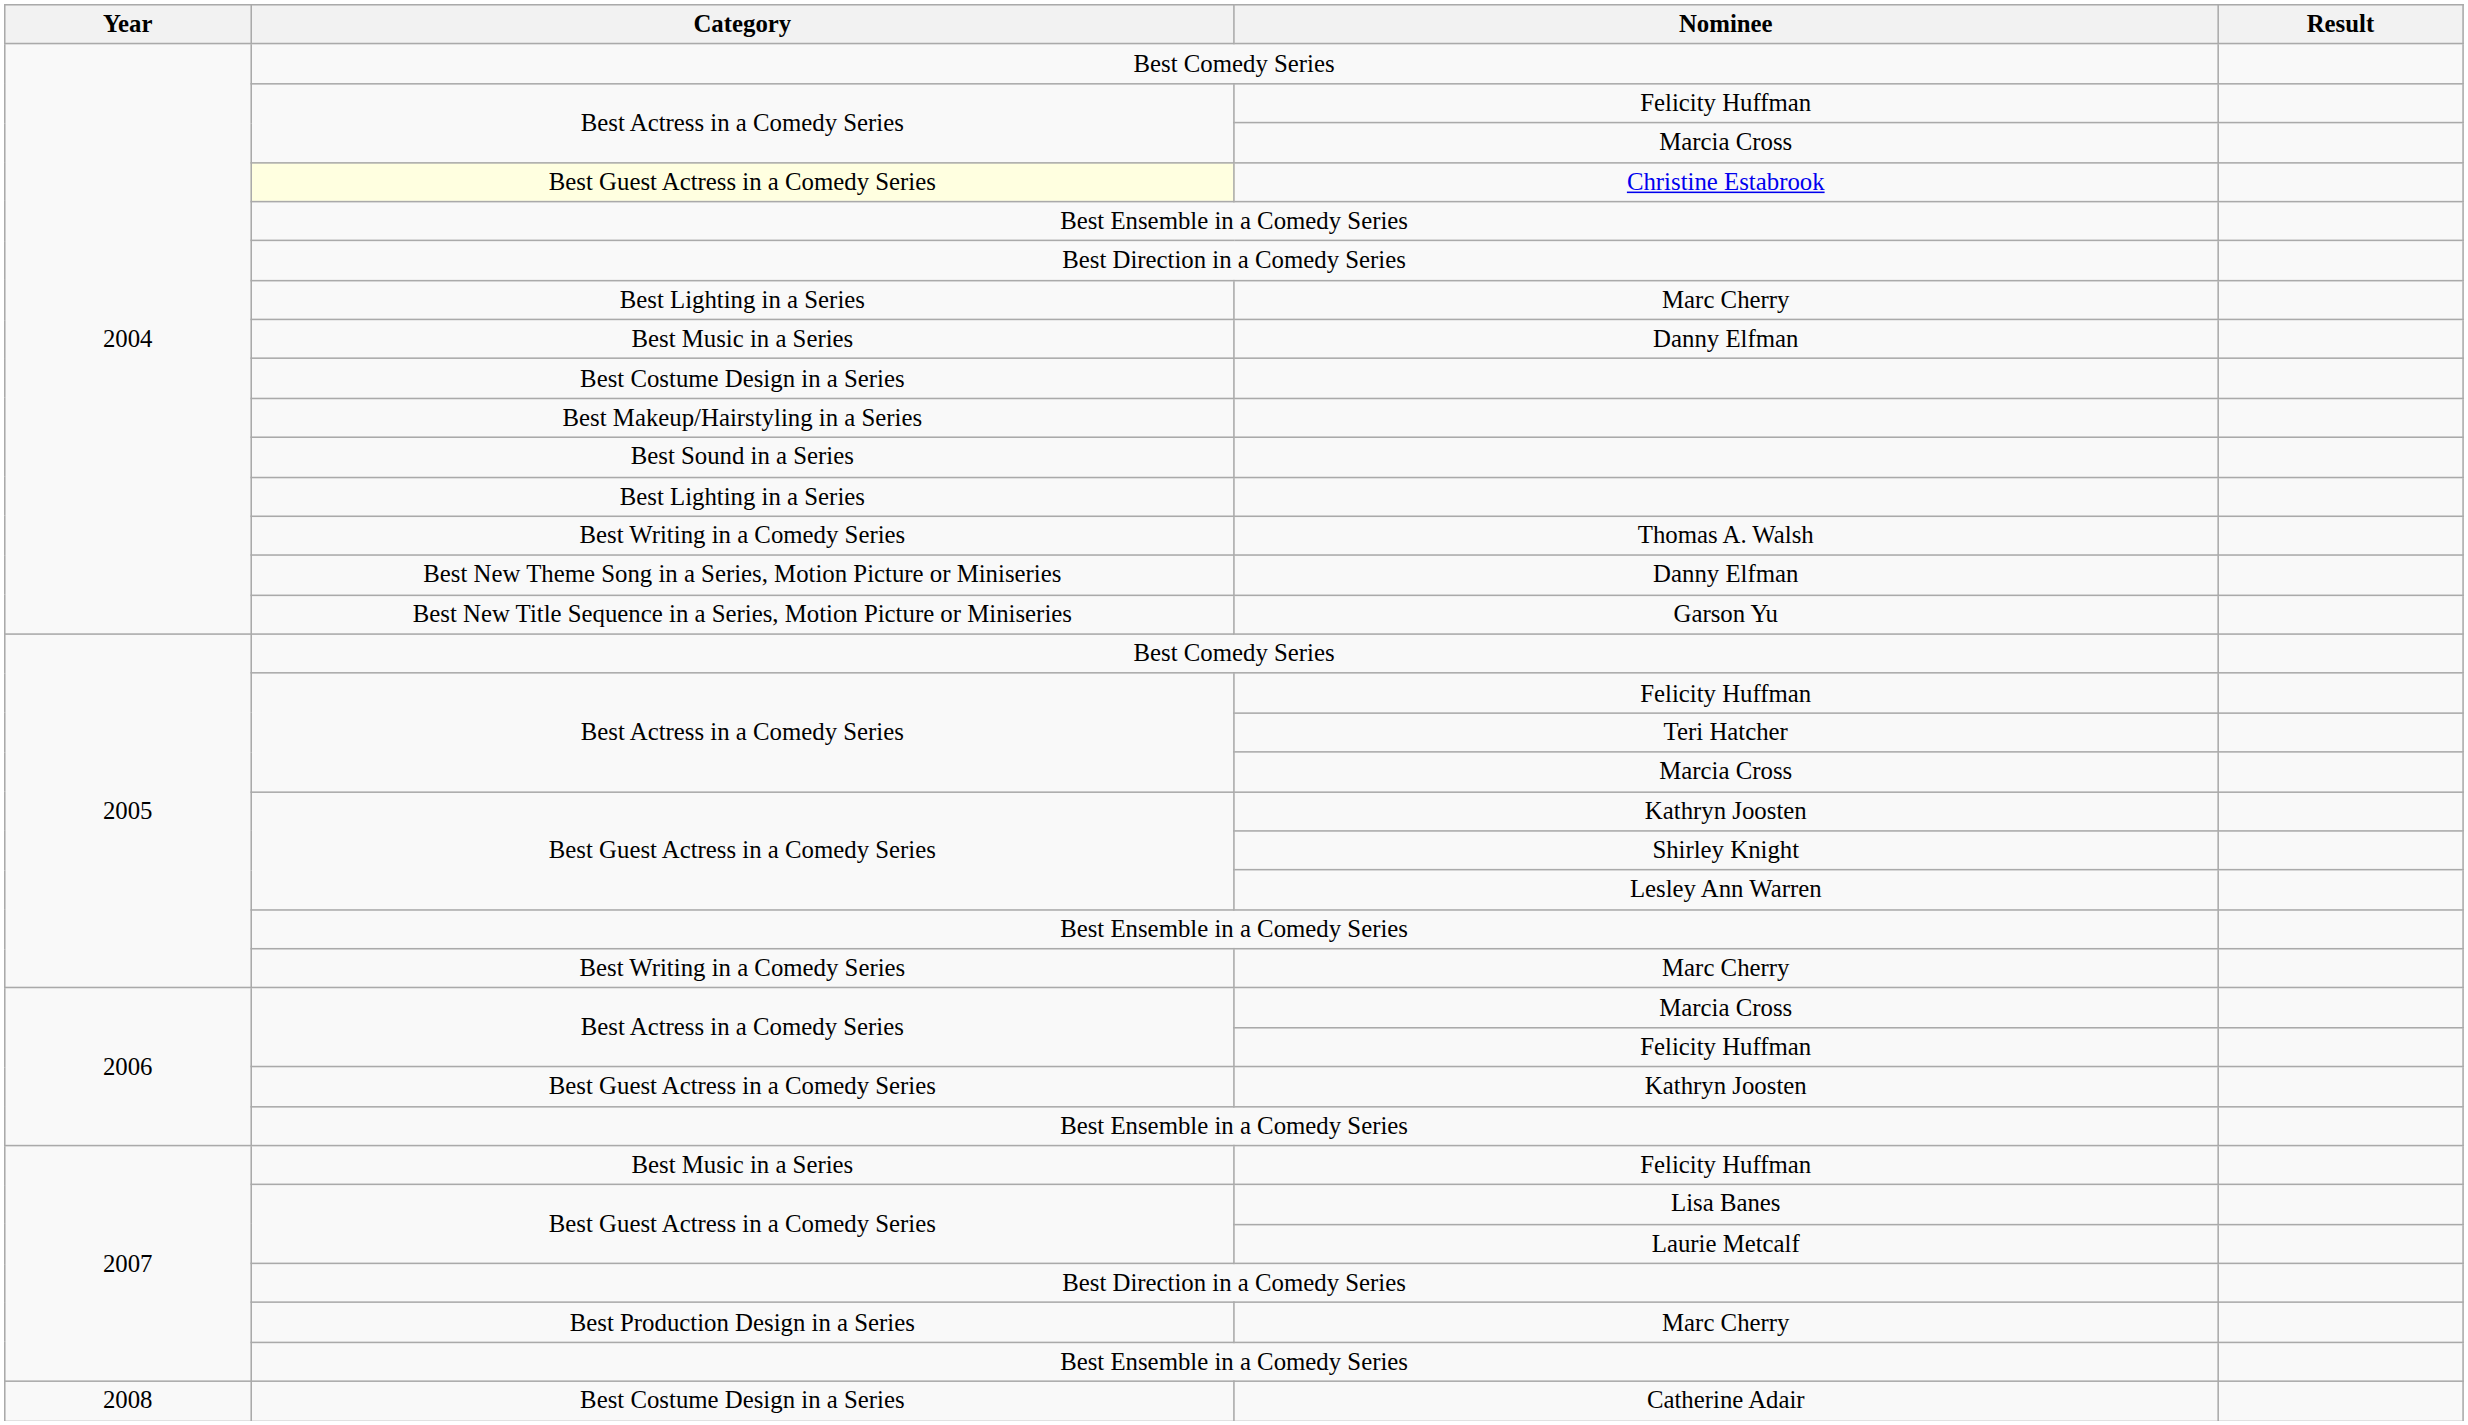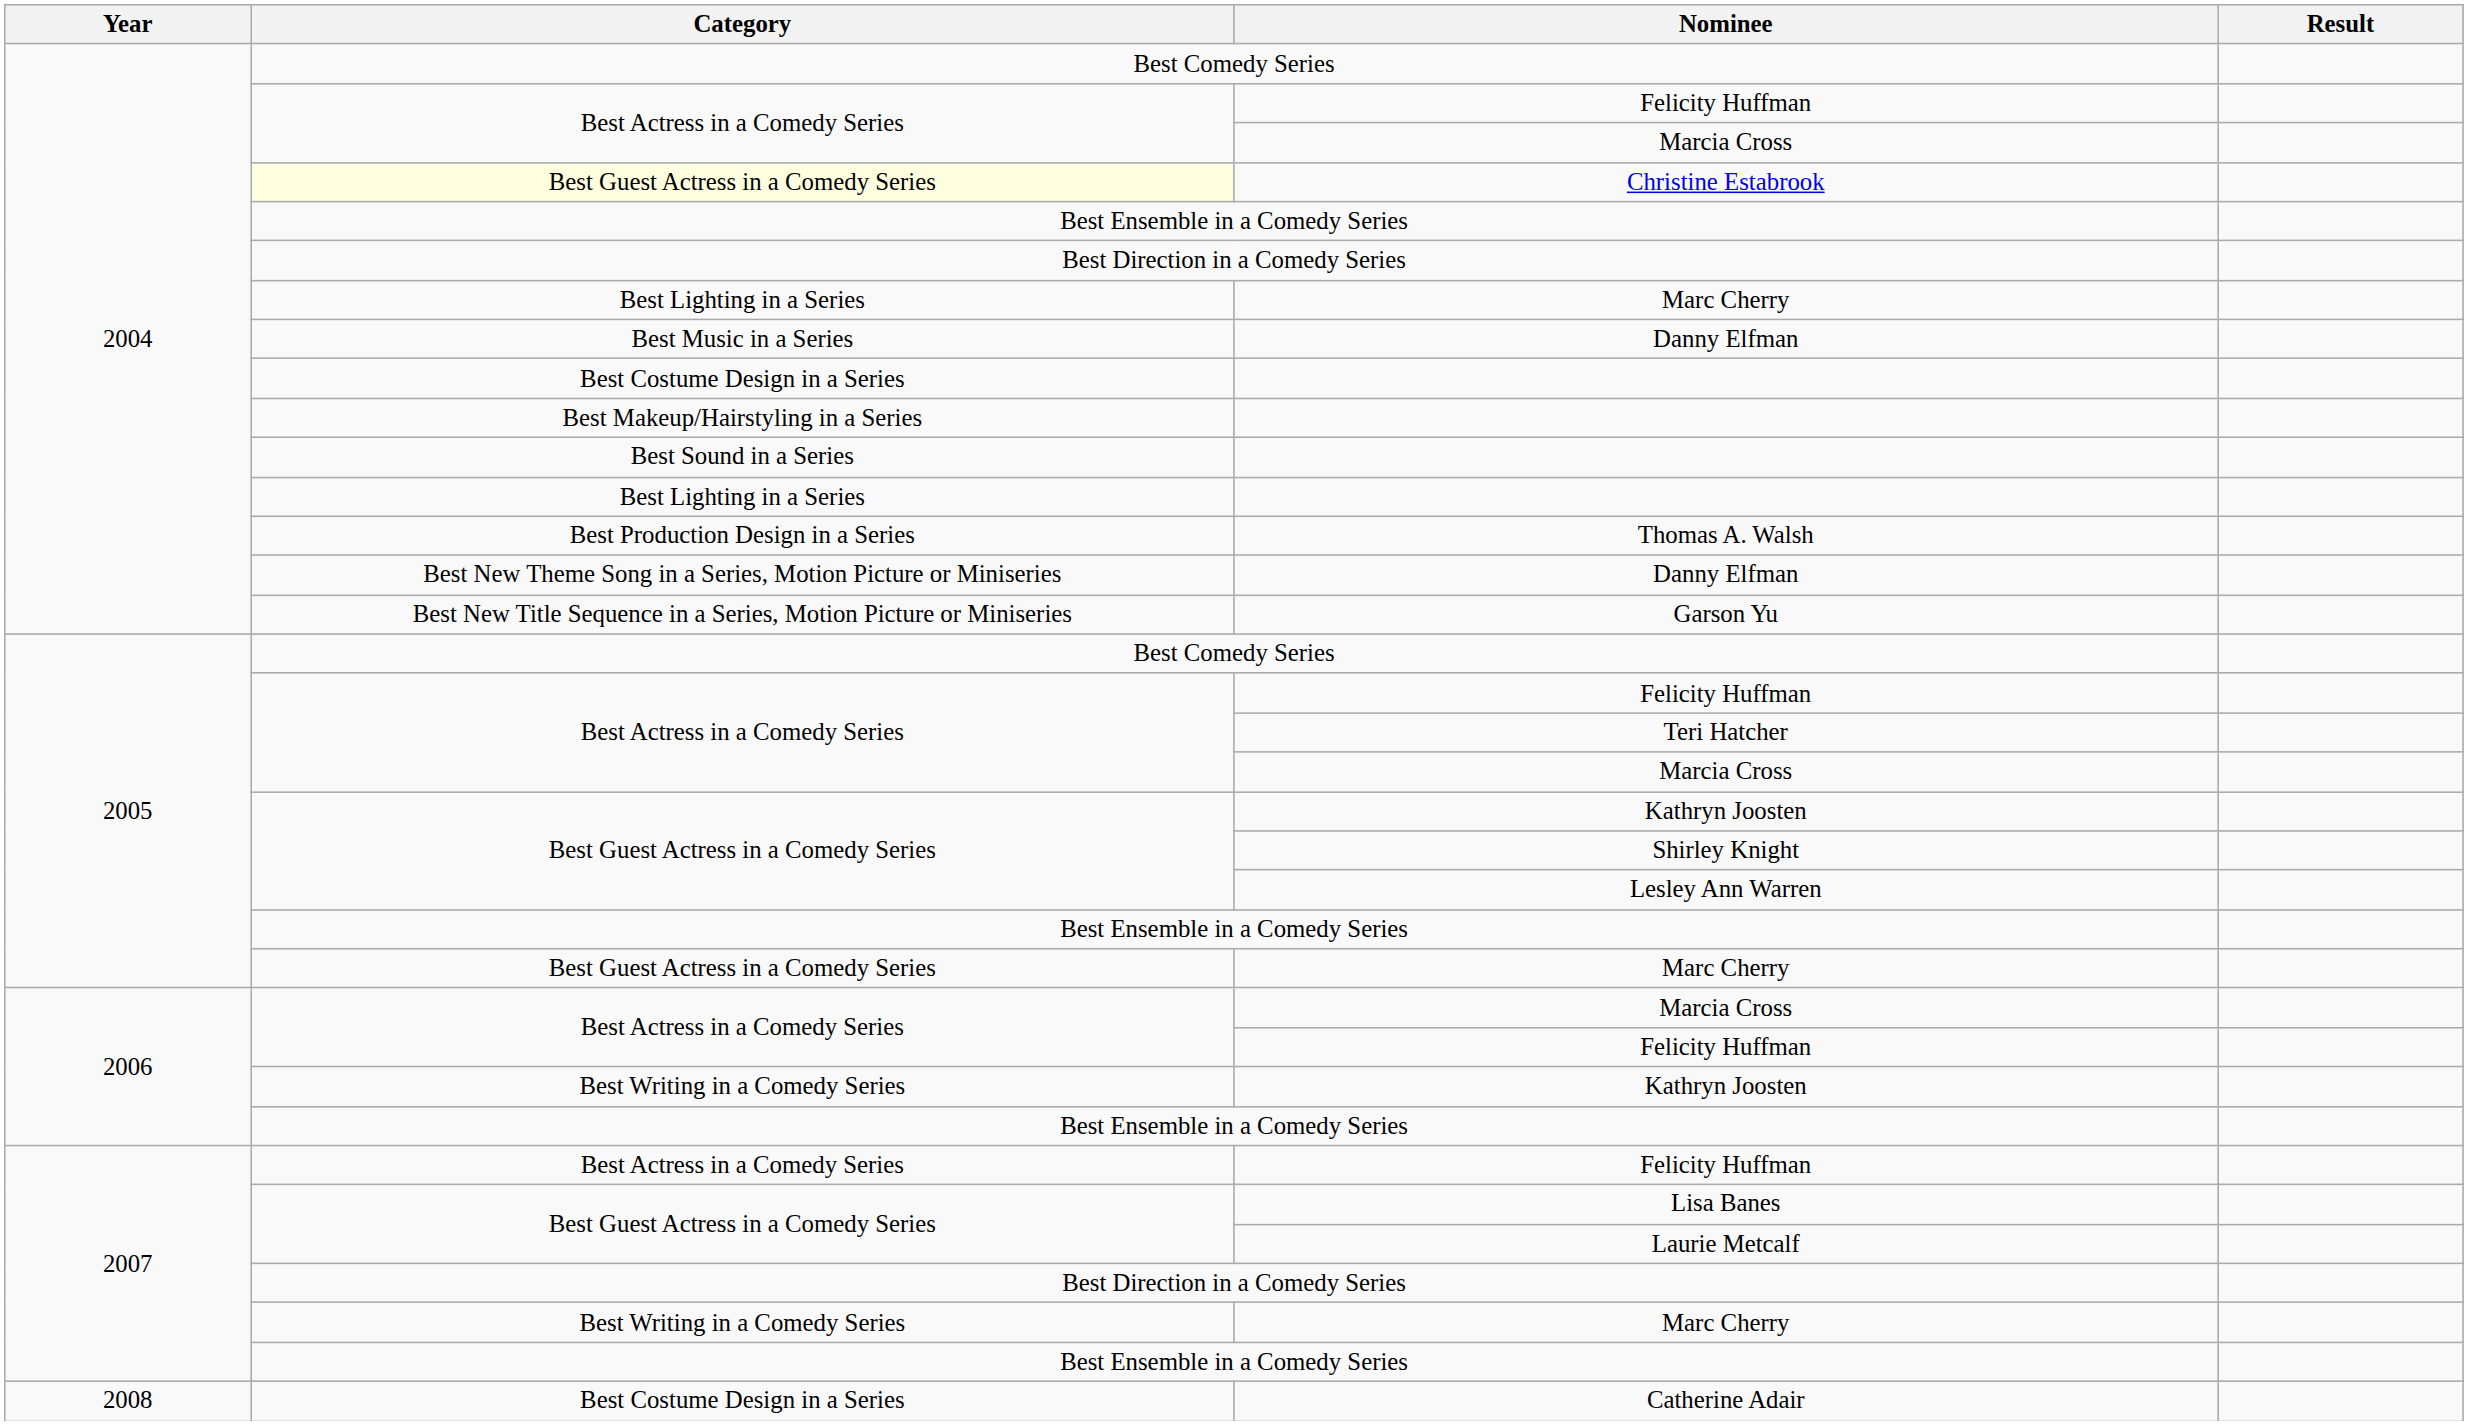(742, 535) Best Writing in a Comedy Series -> (742, 535) Best Production Design in a Series
(742, 968) Best Writing in a Comedy Series -> (742, 968) Best Guest Actress in a Comedy Series
(742, 1086) Best Guest Actress in a Comedy Series -> (742, 1086) Best Writing in a Comedy Series
(742, 1164) Best Music in a Series -> (742, 1164) Best Actress in a Comedy Series
(742, 1322) Best Production Design in a Series -> (742, 1322) Best Writing in a Comedy Series
